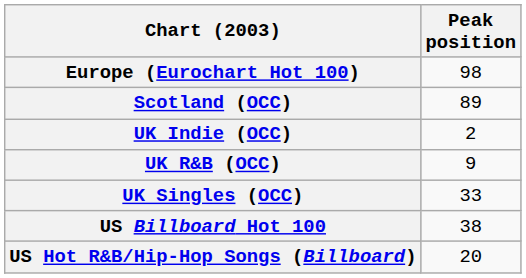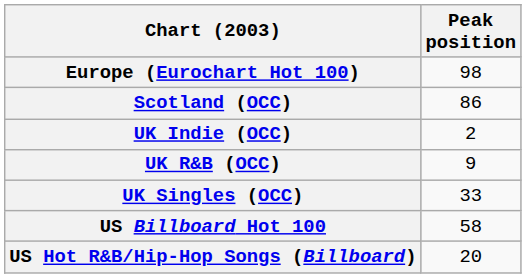(471, 103) 89 -> (471, 103) 86
(471, 226) 38 -> (471, 226) 58
